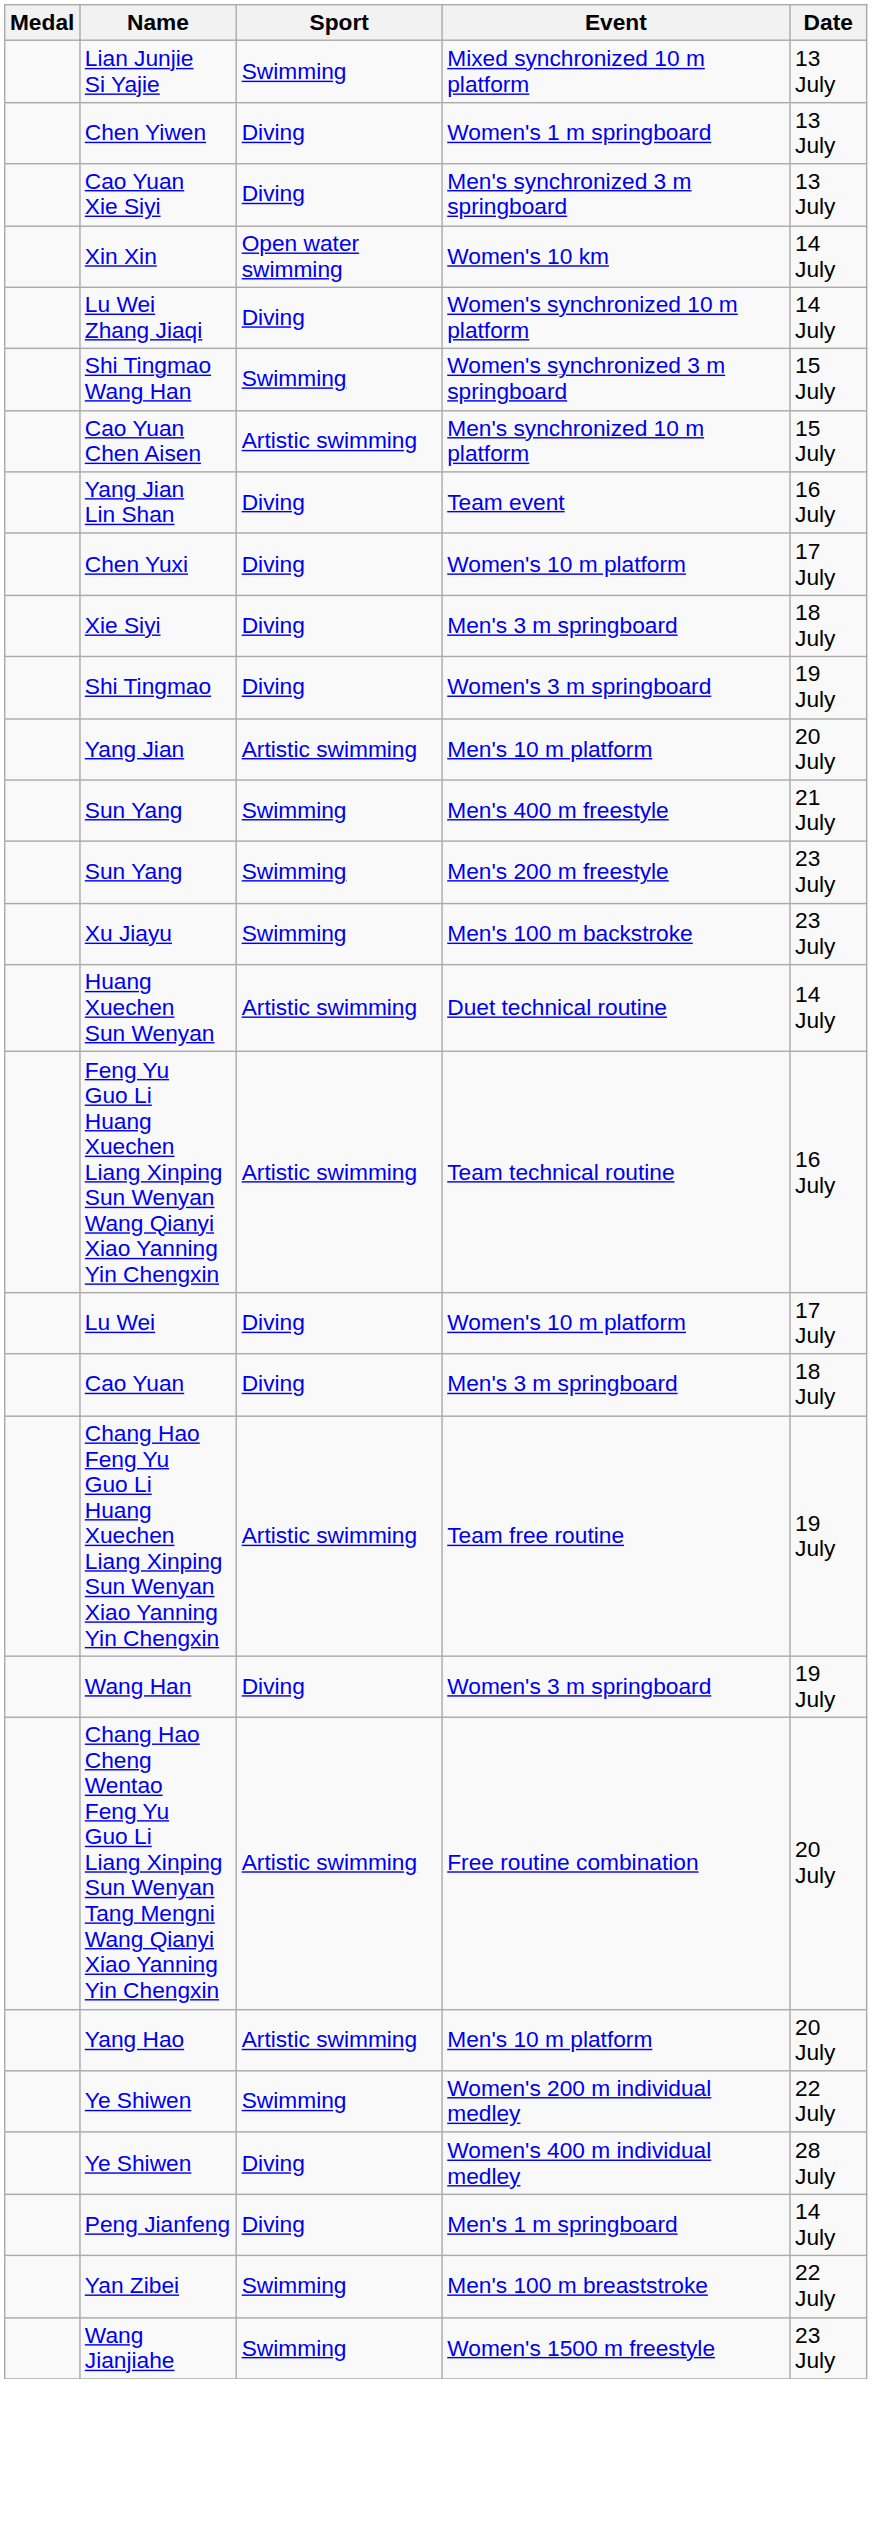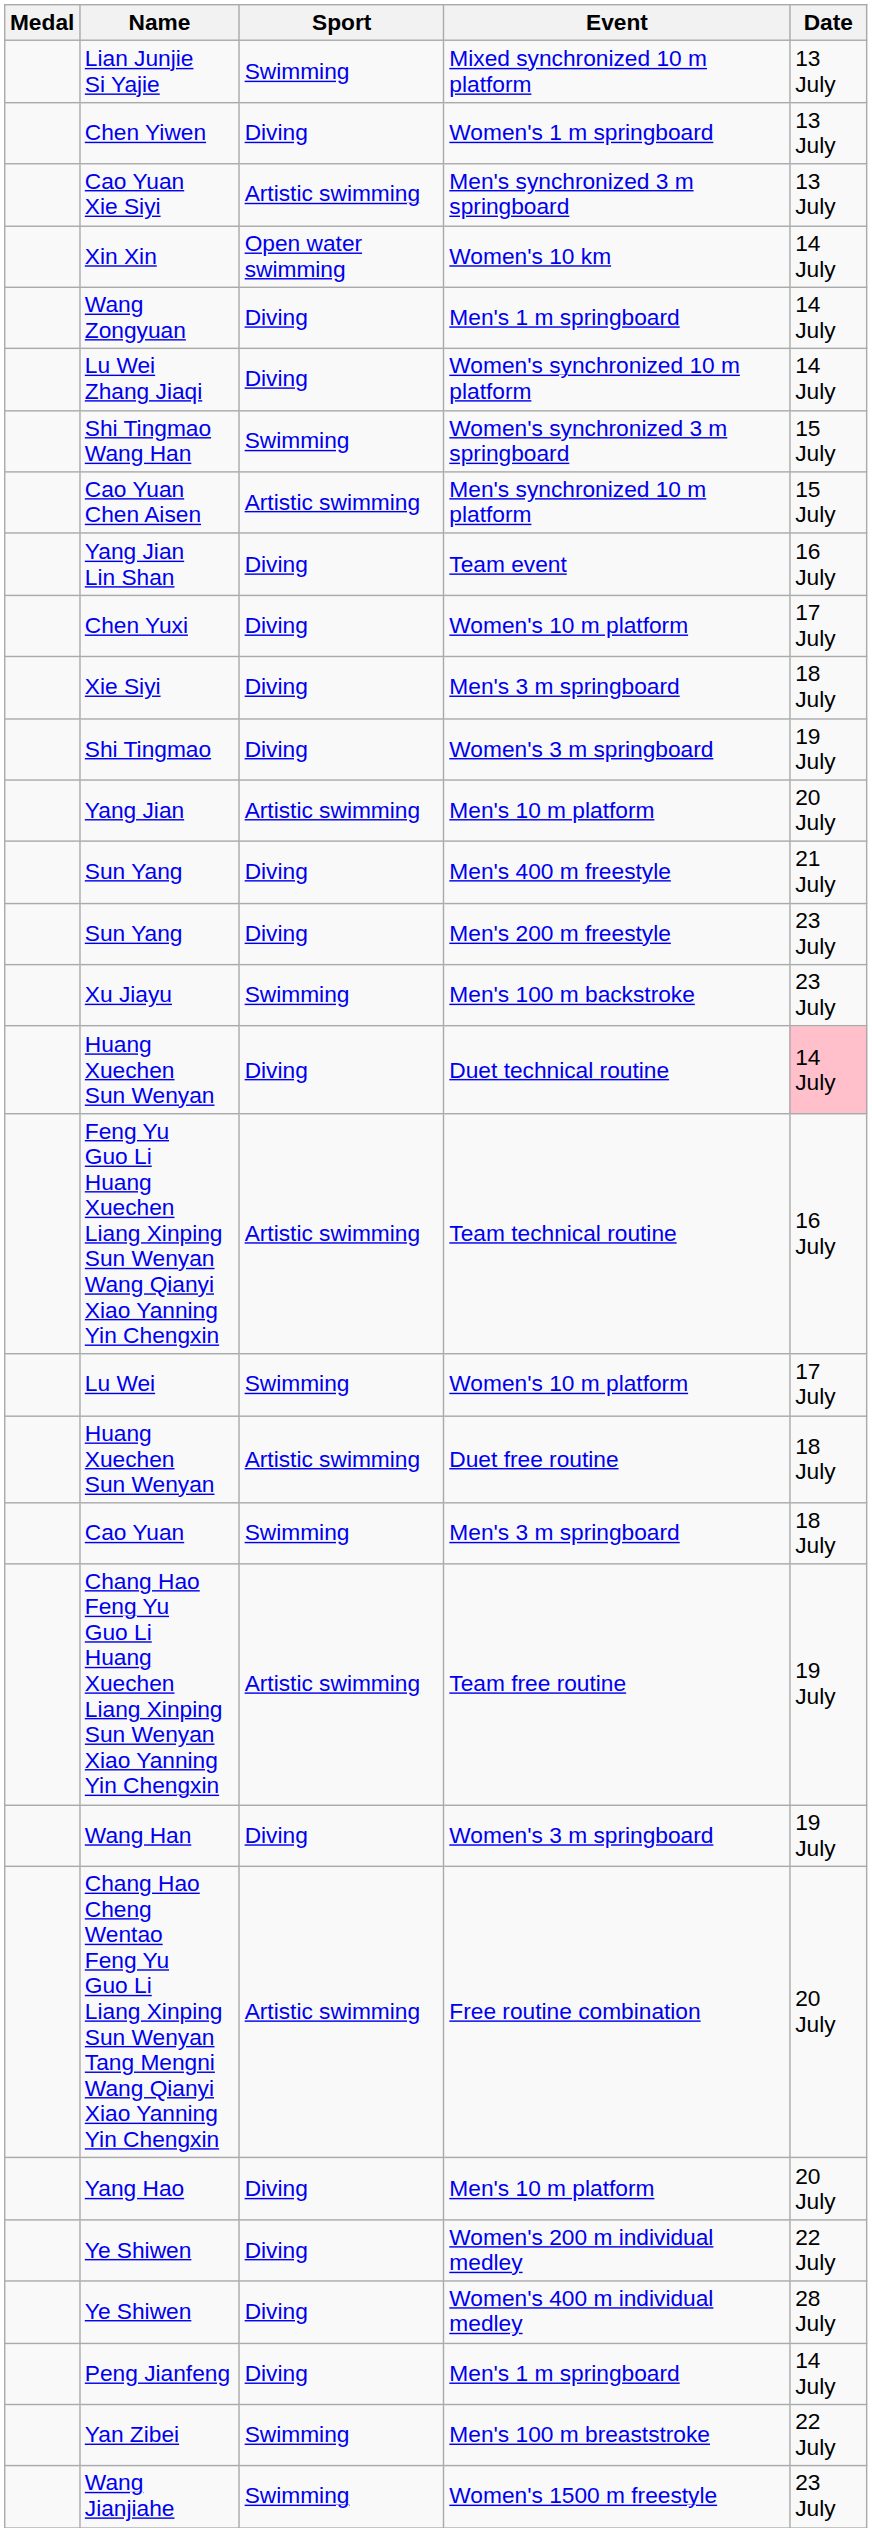(273, 194) Diving -> (332, 194) Artistic swimming
+ row: (135, 317)
(294, 810) Swimming -> (276, 872) Diving
(294, 872) Swimming -> (276, 933) Diving
(329, 1007) Artistic swimming -> (276, 1069) Diving
(815, 1007) no background -> (815, 1069) pink background
(273, 1322) Diving -> (297, 1384) Swimming
+ row: (150, 1458)
(273, 1384) Diving -> (297, 1533) Swimming
(329, 2039) Artistic swimming -> (276, 2188) Diving
(294, 2101) Swimming -> (276, 2250) Diving
